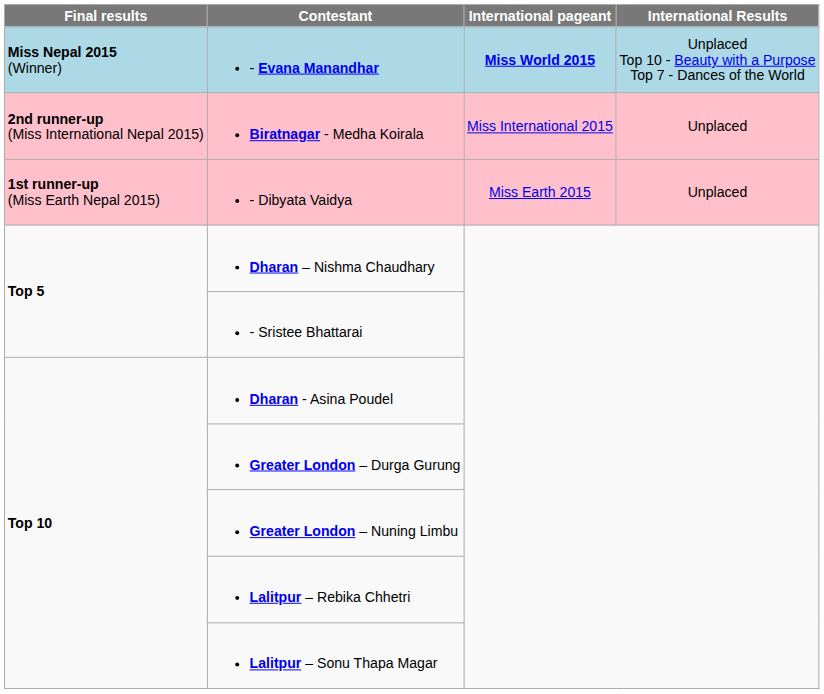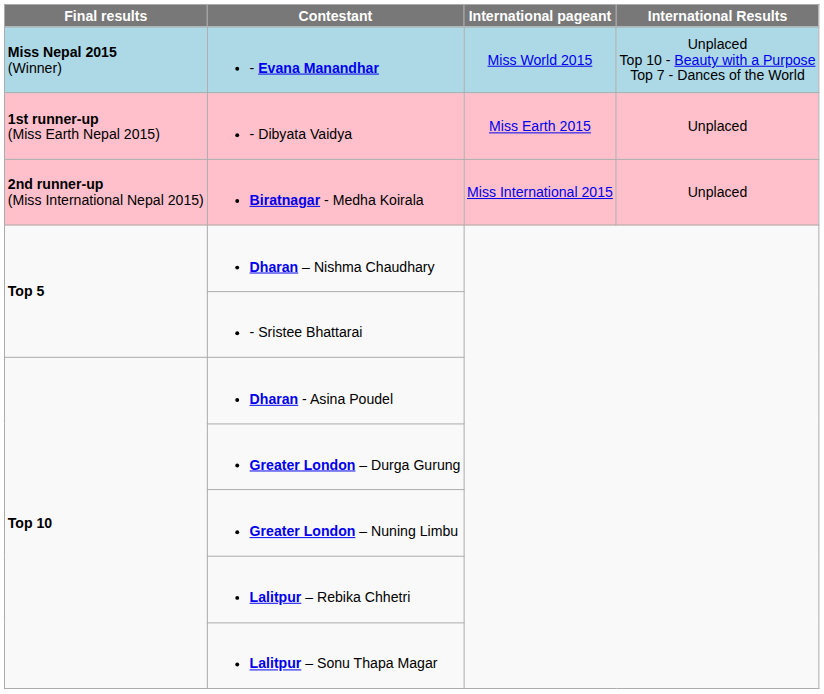(540, 60) bold -> (540, 60) normal
rows swapped: (335, 200) <-> (335, 134)
